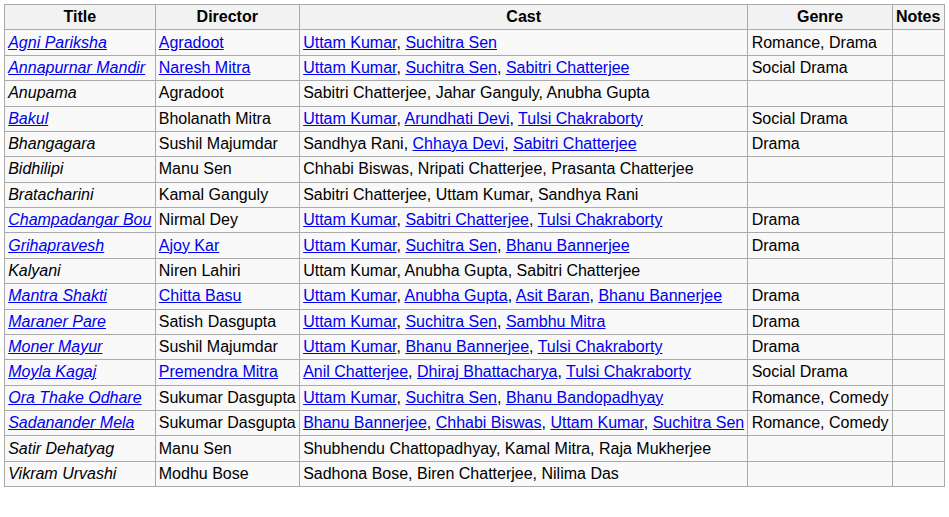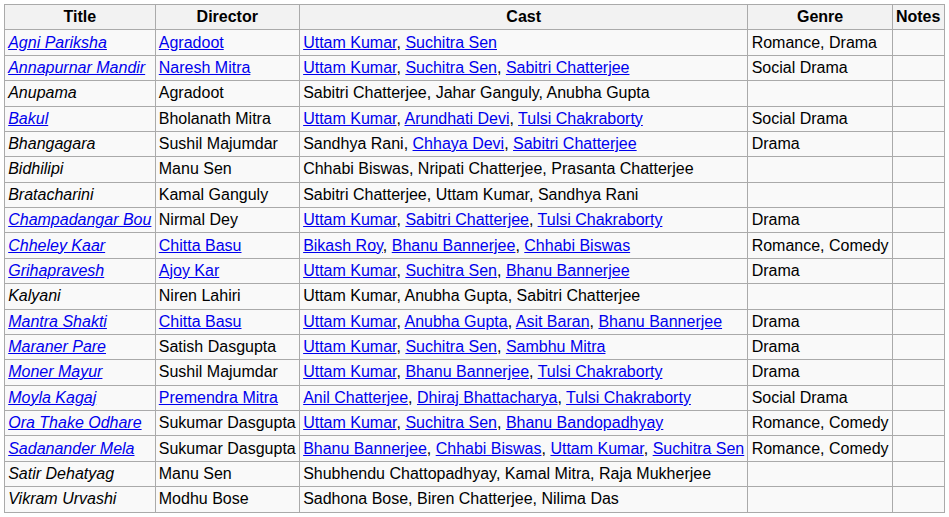+ row: (57, 245)
